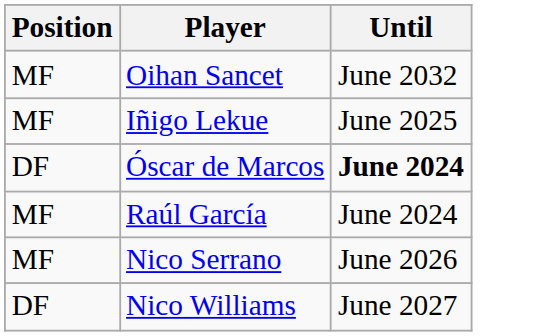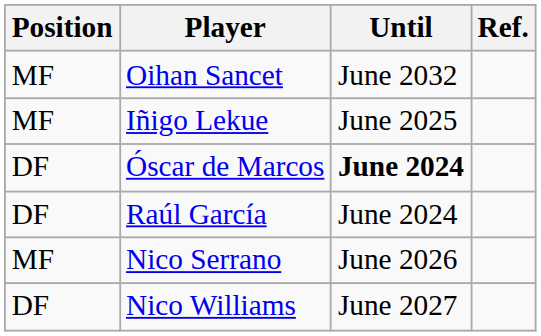+ column: (503, 27)
(33, 213) MF -> (30, 213) DF
